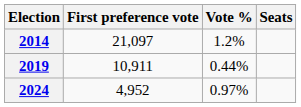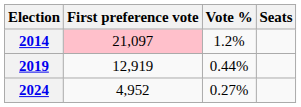(133, 41) no background -> (133, 41) pink background
(133, 66) 10,911 -> (133, 66) 12,919
(229, 90) 0.97% -> (229, 90) 0.27%
